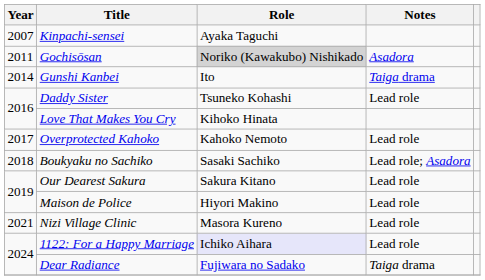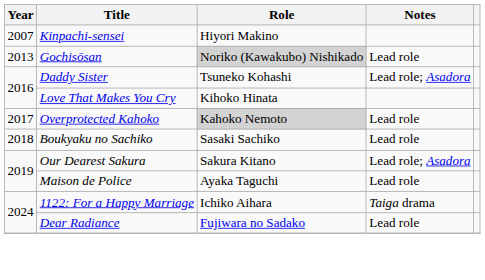(239, 35) Ayaka Taguchi -> (239, 35) Hiyori Makino
(20, 56) 2011 -> (21, 56) 2013
(392, 56) Asadora -> (394, 56) Lead role
- row: (79, 77)
(394, 98) Lead role -> (420, 77) Lead role; Asadora
(244, 139) no background -> (244, 118) lightgrey background
(420, 160) Lead role; Asadora -> (394, 139) Lead role
(394, 181) Lead role -> (420, 160) Lead role; Asadora
(239, 202) Hiyori Makino -> (239, 181) Ayaka Taguchi
- row: (88, 222)
(236, 243) lavender background -> (236, 202) no background
(394, 243) Lead role -> (402, 202) Taiga drama
(402, 264) Taiga drama -> (394, 222) Lead role
